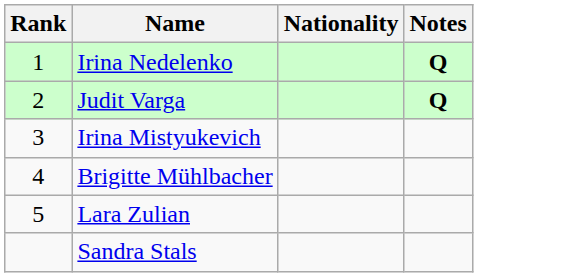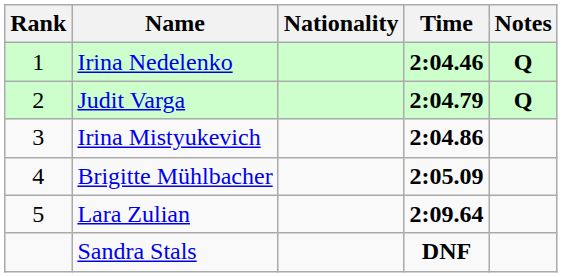+ column: (446, 23)
